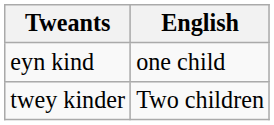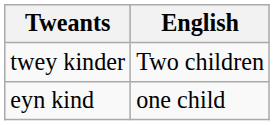rows swapped: (52, 61) <-> (68, 100)
